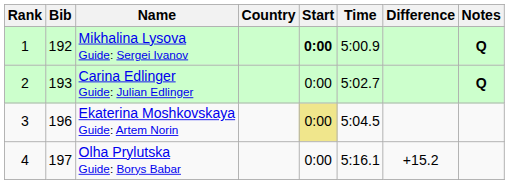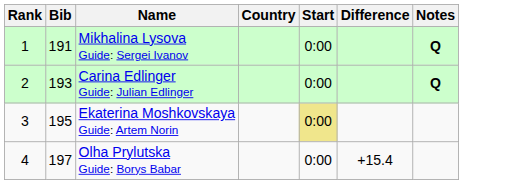- column: (360, 15)
(60, 45) 192 -> (60, 45) 191
(318, 45) bold -> (318, 45) normal
(60, 122) 196 -> (60, 122) 195
(421, 160) +15.2 -> (375, 160) +15.4
